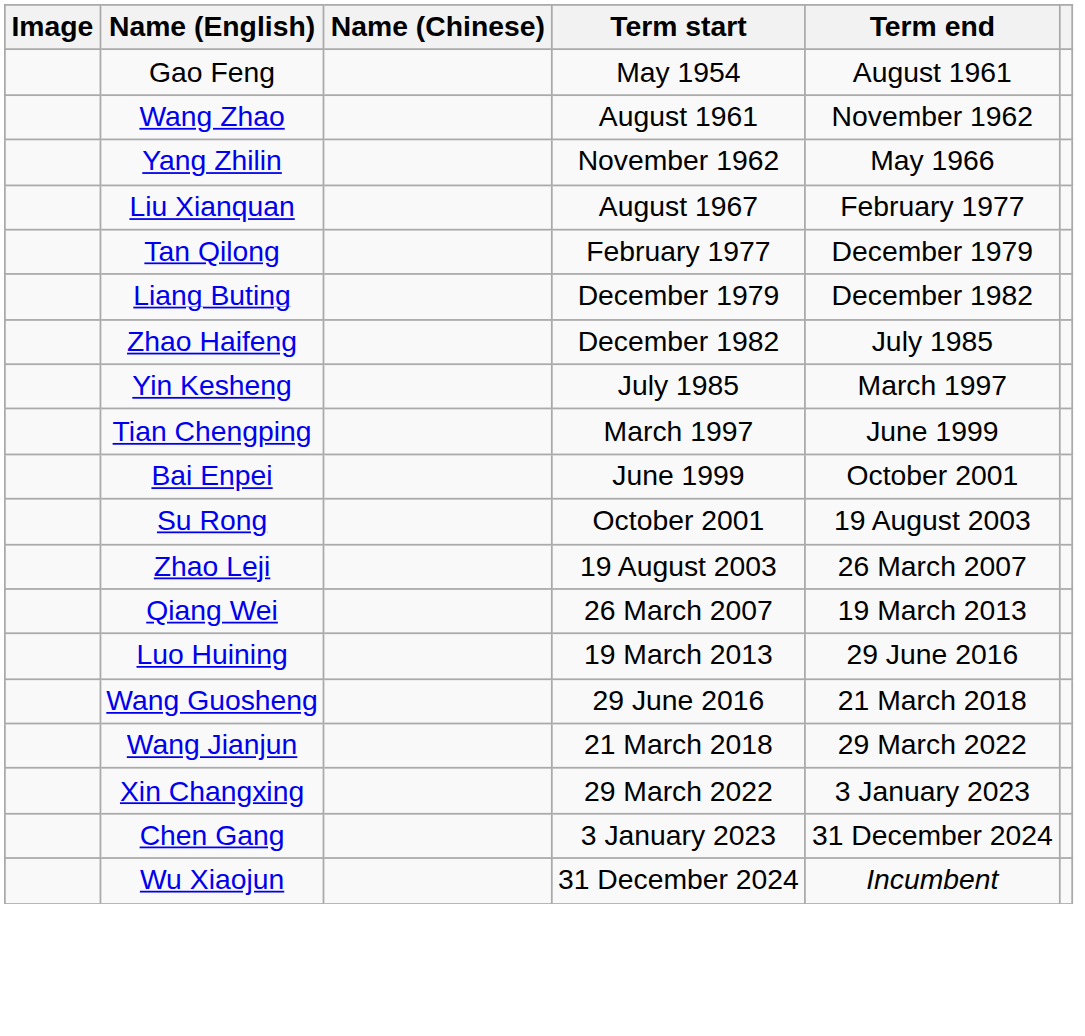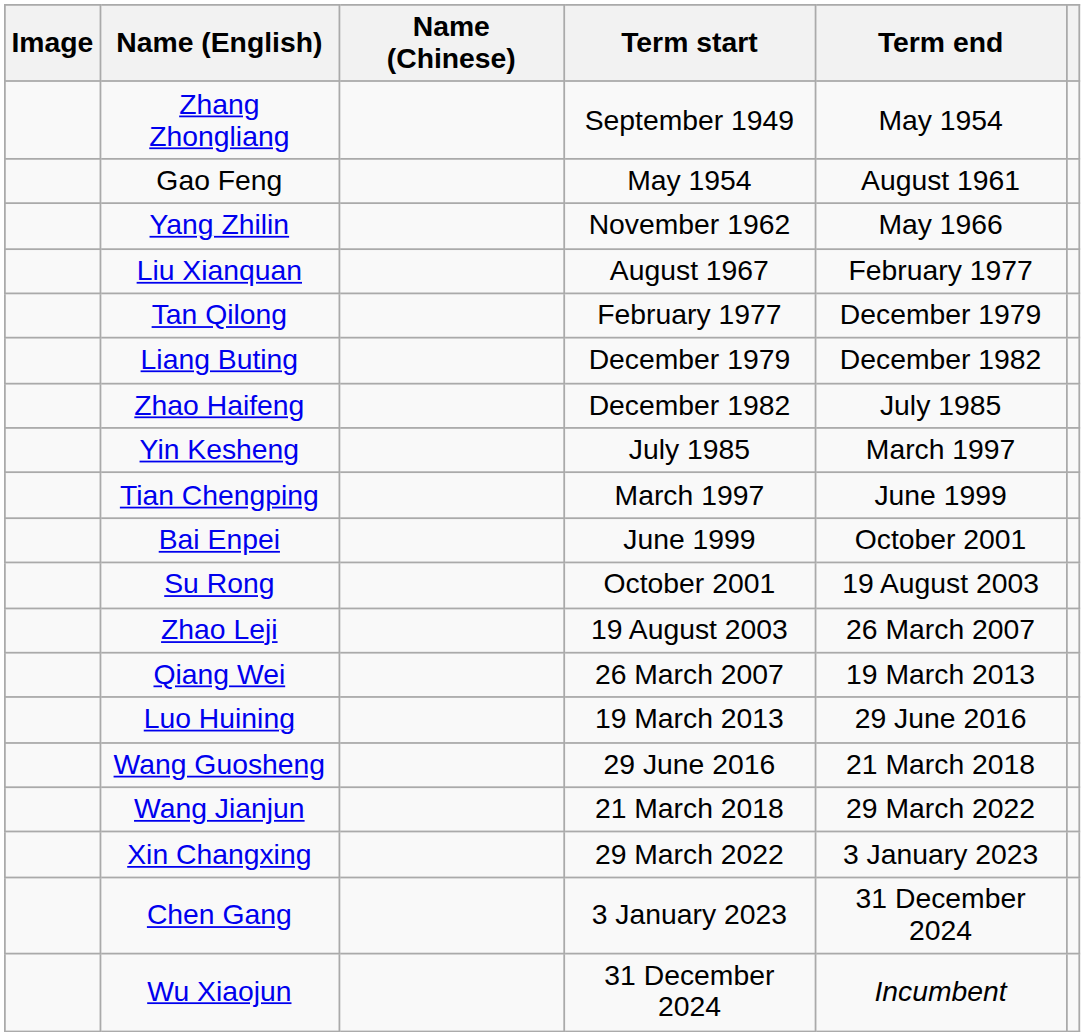+ row: (219, 119)
- row: (212, 116)
